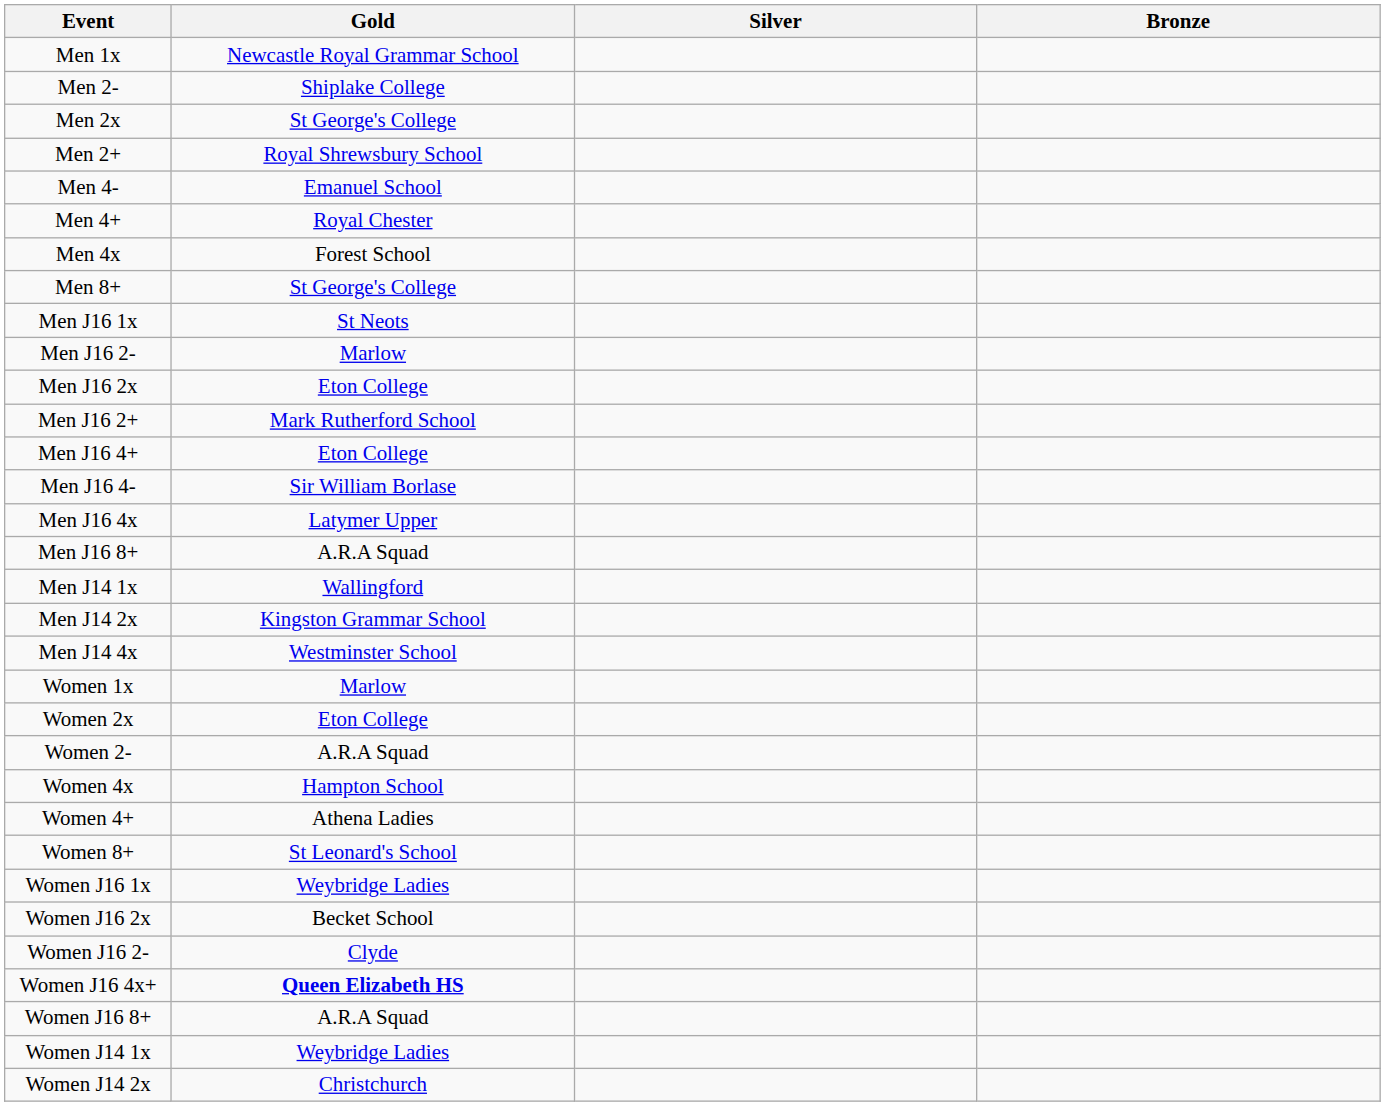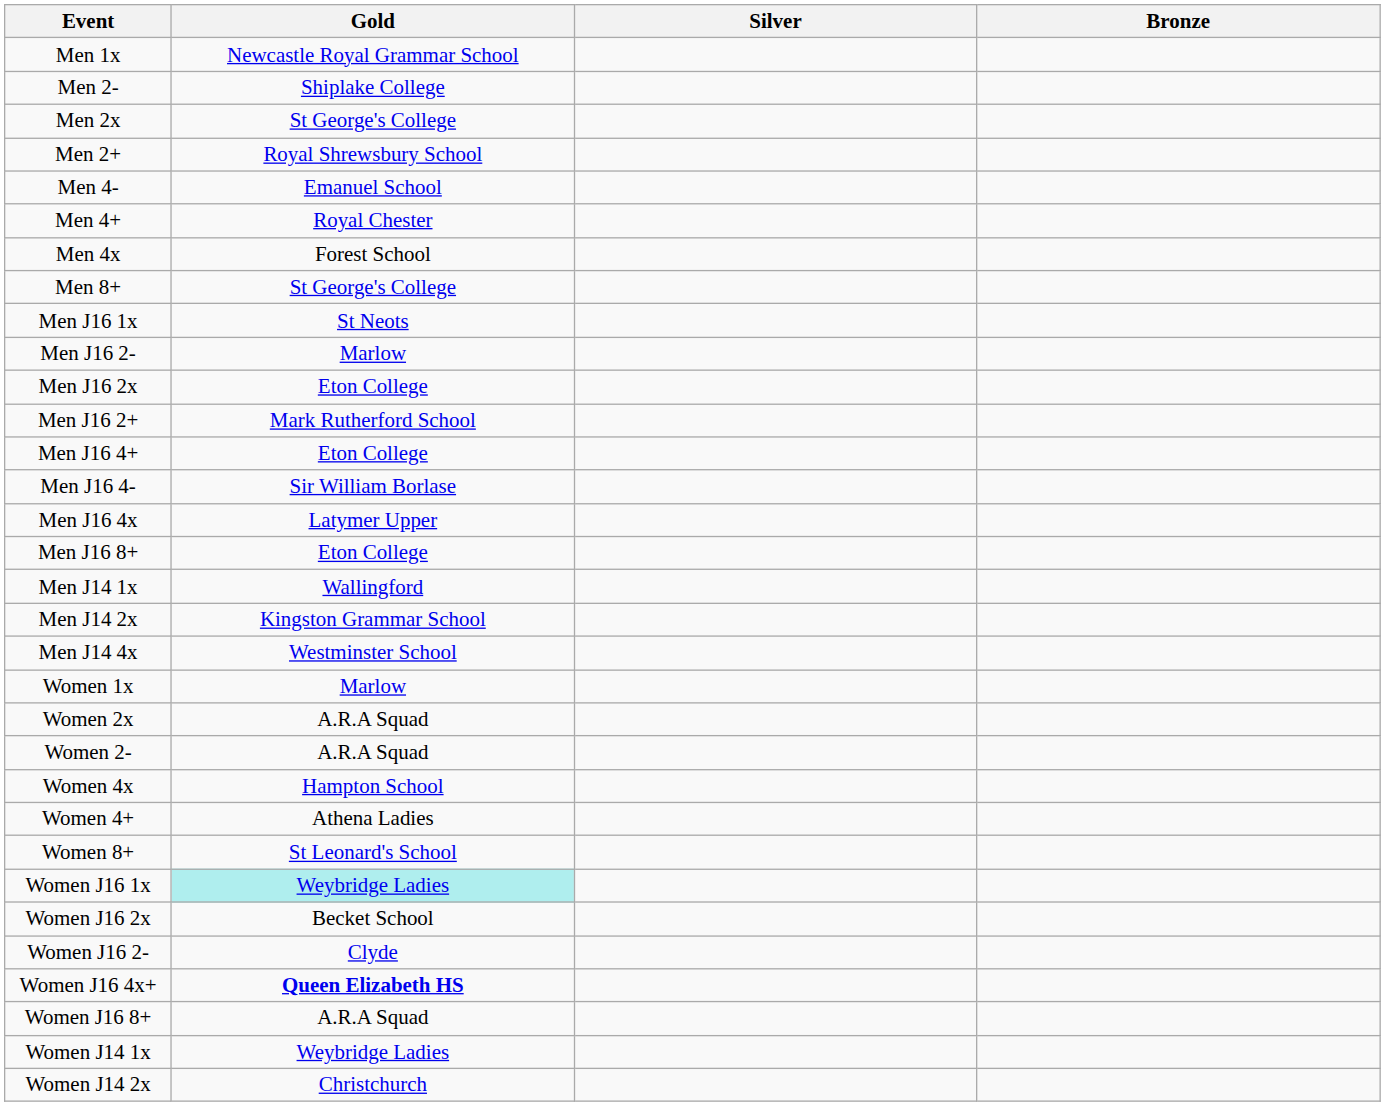(373, 552) A.R.A Squad -> (373, 552) Eton College
(373, 719) Eton College -> (373, 719) A.R.A Squad
(373, 885) no background -> (373, 885) paleturquoise background
